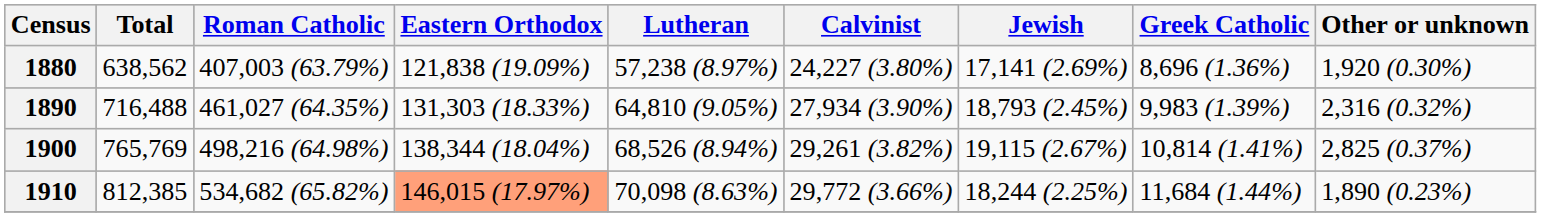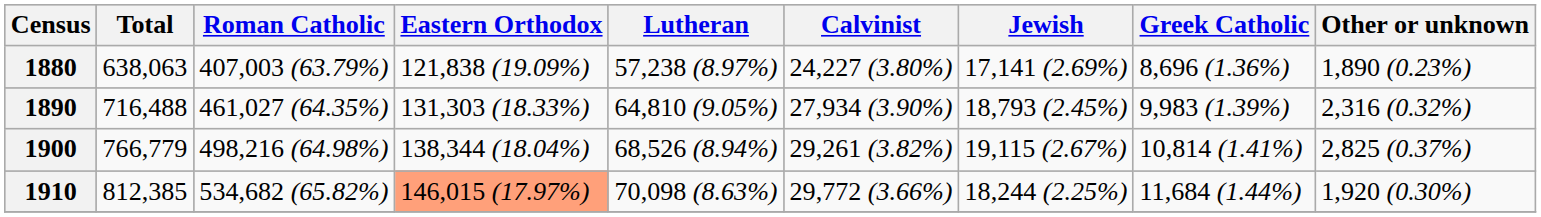(145, 66) 638,562 -> (145, 66) 638,063
(1396, 66) 1,920 (0.30%) -> (1396, 66) 1,890 (0.23%)
(145, 149) 765,769 -> (145, 149) 766,779
(1396, 190) 1,890 (0.23%) -> (1396, 190) 1,920 (0.30%)
